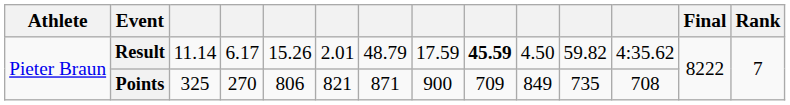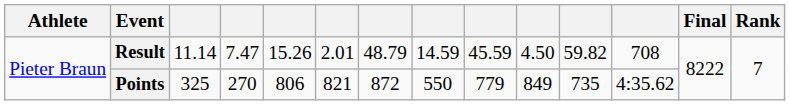(242, 52) 6.17 -> (242, 52) 7.47
(438, 52) 17.59 -> (438, 52) 14.59
(490, 52) bold -> (490, 52) normal
(645, 52) 4:35.62 -> (645, 52) 708
(385, 84) 871 -> (385, 84) 872
(438, 84) 900 -> (438, 84) 550
(490, 84) 709 -> (490, 84) 779
(645, 84) 708 -> (645, 84) 4:35.62
